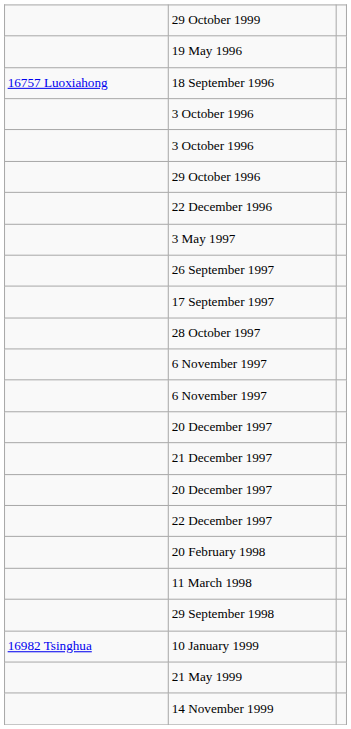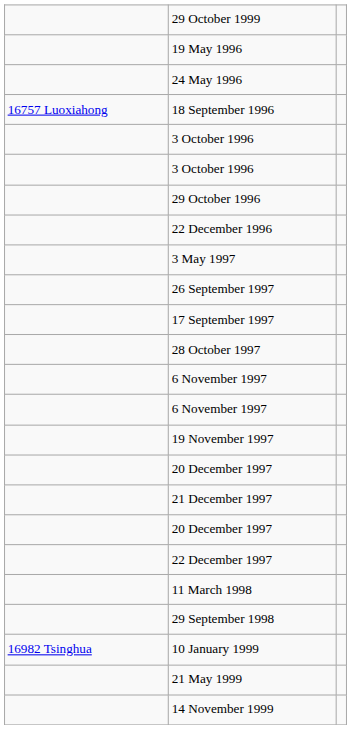+ row: (87, 80)
+ row: (87, 440)
- row: (87, 552)
